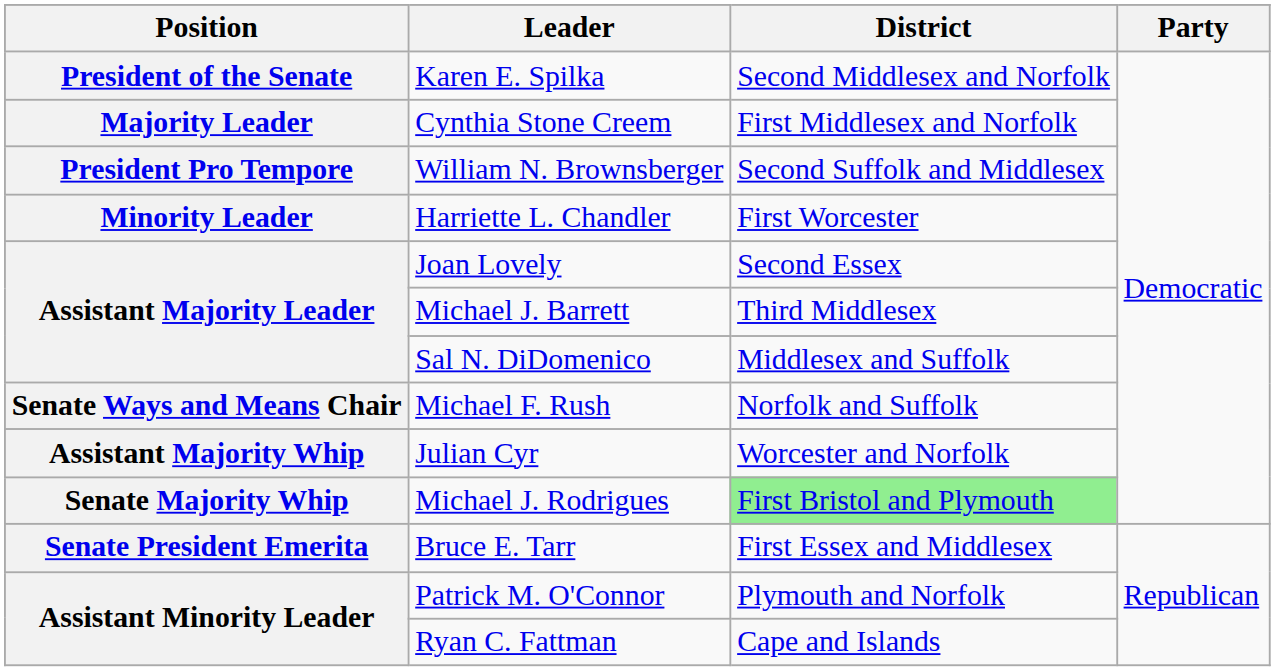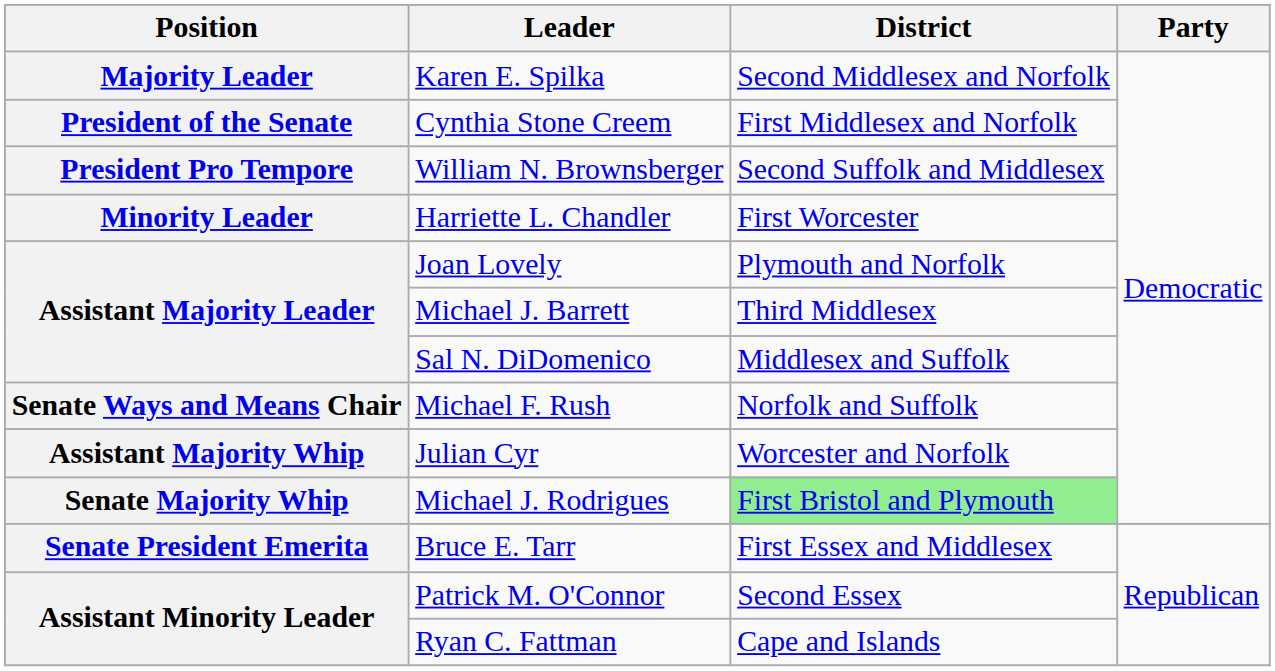(207, 75) President of the Senate -> (207, 75) Majority Leader
(207, 122) Majority Leader -> (207, 122) President of the Senate
(819, 264) Second Essex -> (871, 264) Plymouth and Norfolk
(871, 594) Plymouth and Norfolk -> (819, 594) Second Essex
